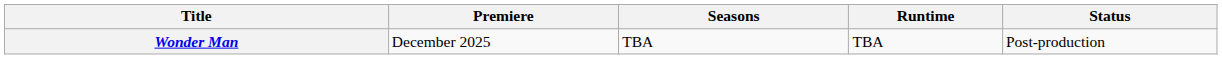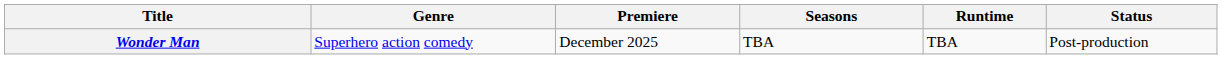+ column: (433, 16)
